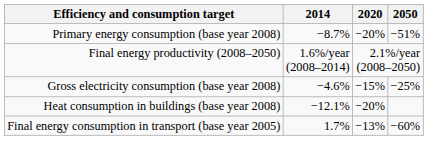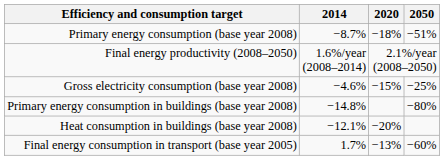(370, 33) −20% -> (387, 33) −18%
+ row: (152, 106)
